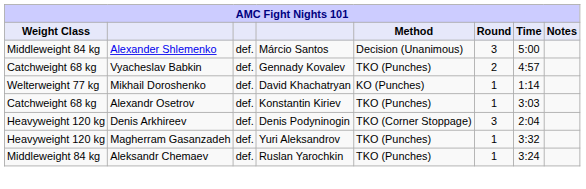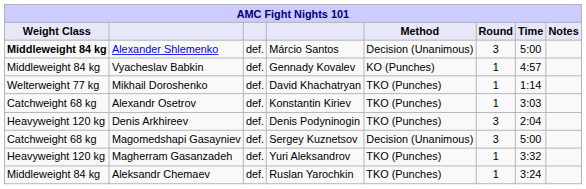(54, 49) normal -> (57, 49) bold
(52, 67) Catchweight 68 kg -> (54, 67) Middleweight 84 kg
(394, 67) TKO (Punches) -> (400, 67) KO (Punches)
(494, 67) 2 -> (496, 67) 1
(390, 85) KO (Punches) -> (404, 85) TKO (Punches)
(414, 121) TKO (Corner Stoppage) -> (404, 121) TKO (Punches)
+ row: (176, 139)
